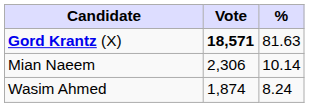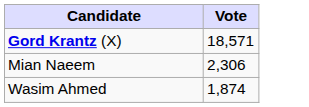- column: (281, 16)
(231, 41) bold -> (231, 41) normal
